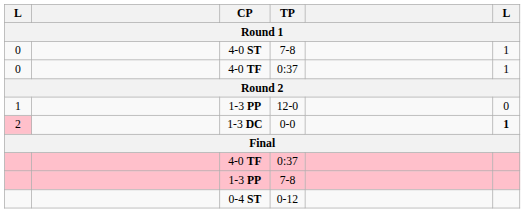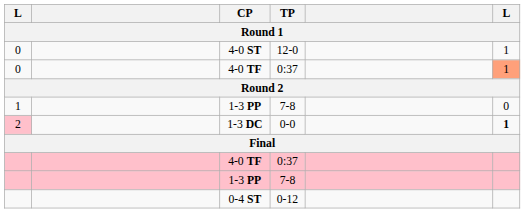(287, 50) 7-8 -> (287, 50) 12-0
(506, 69) no background -> (506, 69) lightsalmon background
(287, 106) 12-0 -> (287, 106) 7-8
